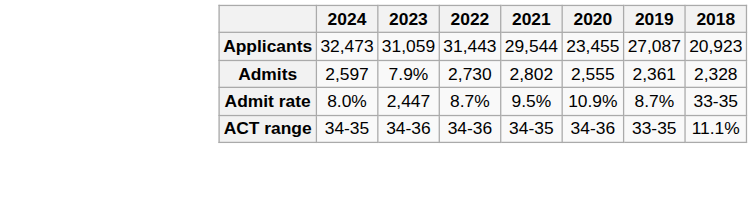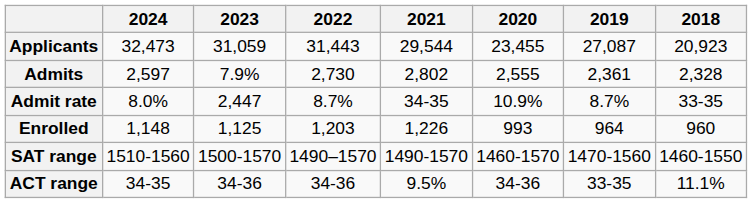(531, 101) 9.5% -> (426, 101) 34-35
+ row: (54, 129)
+ row: (54, 156)
(531, 129) 34-35 -> (426, 184) 9.5%
